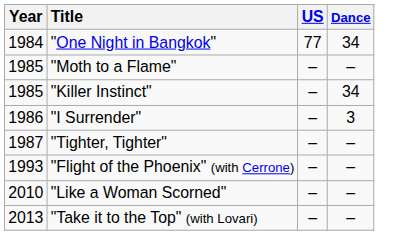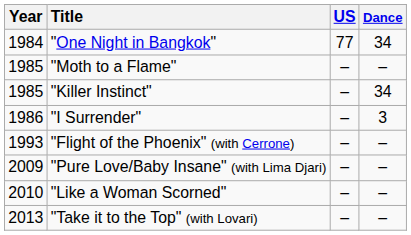- row: (109, 142)
+ row: (189, 167)
